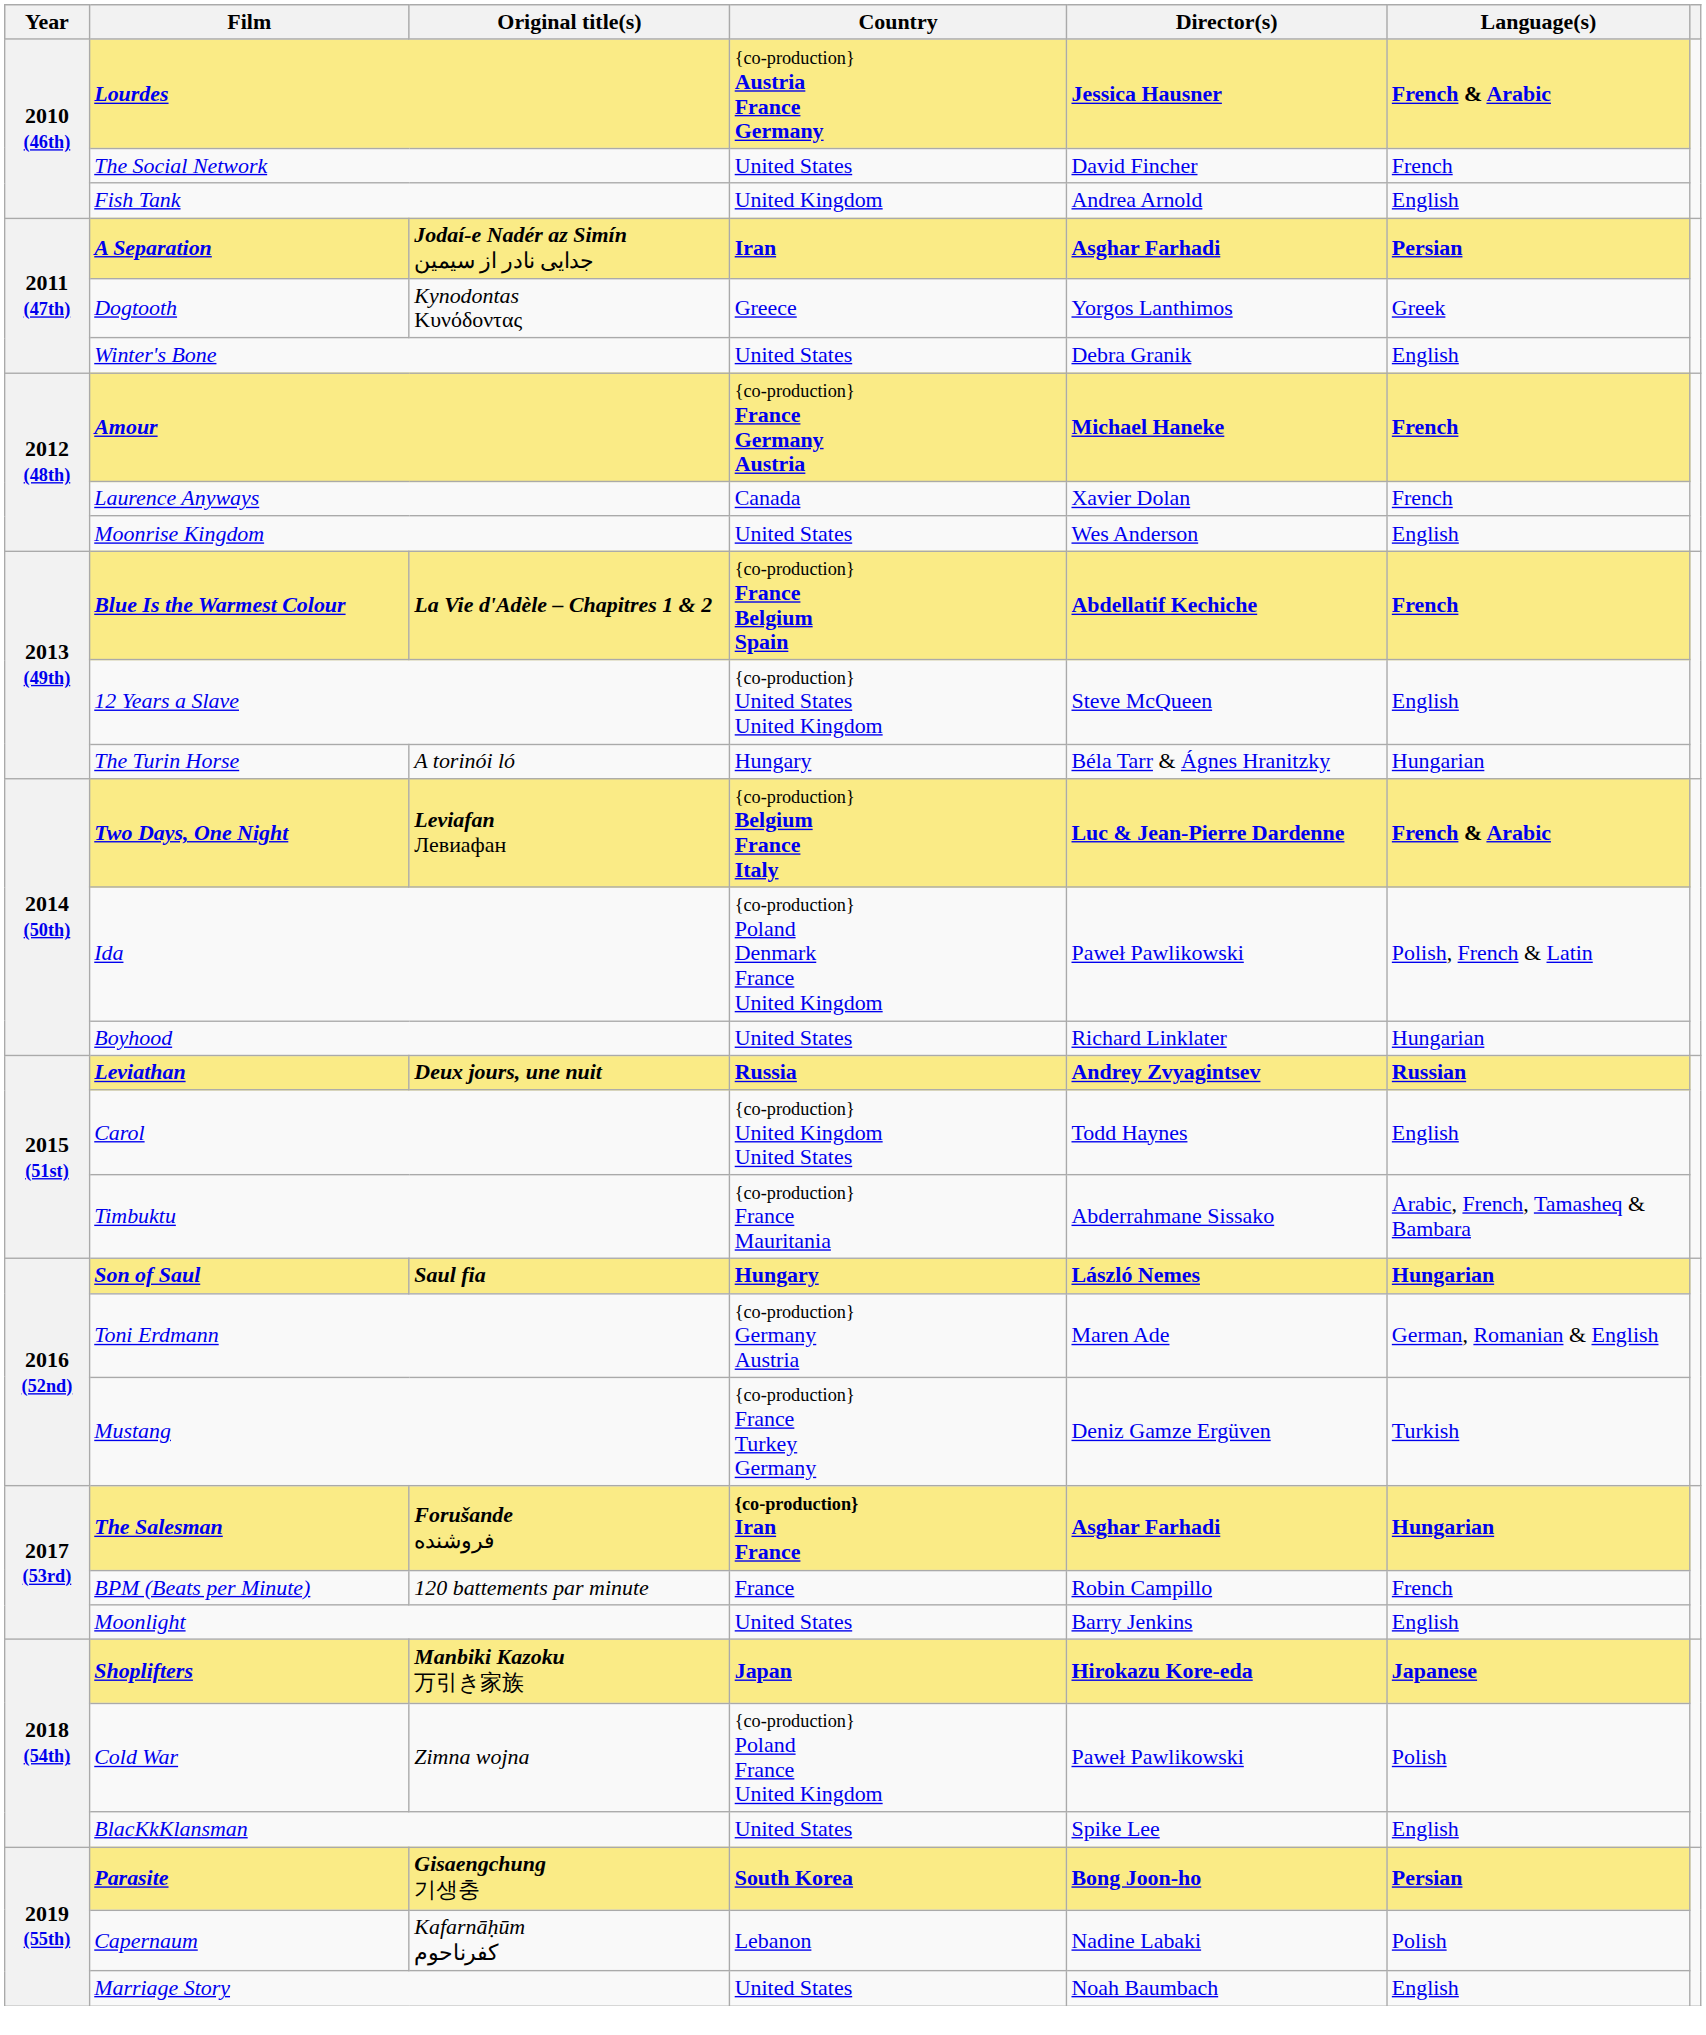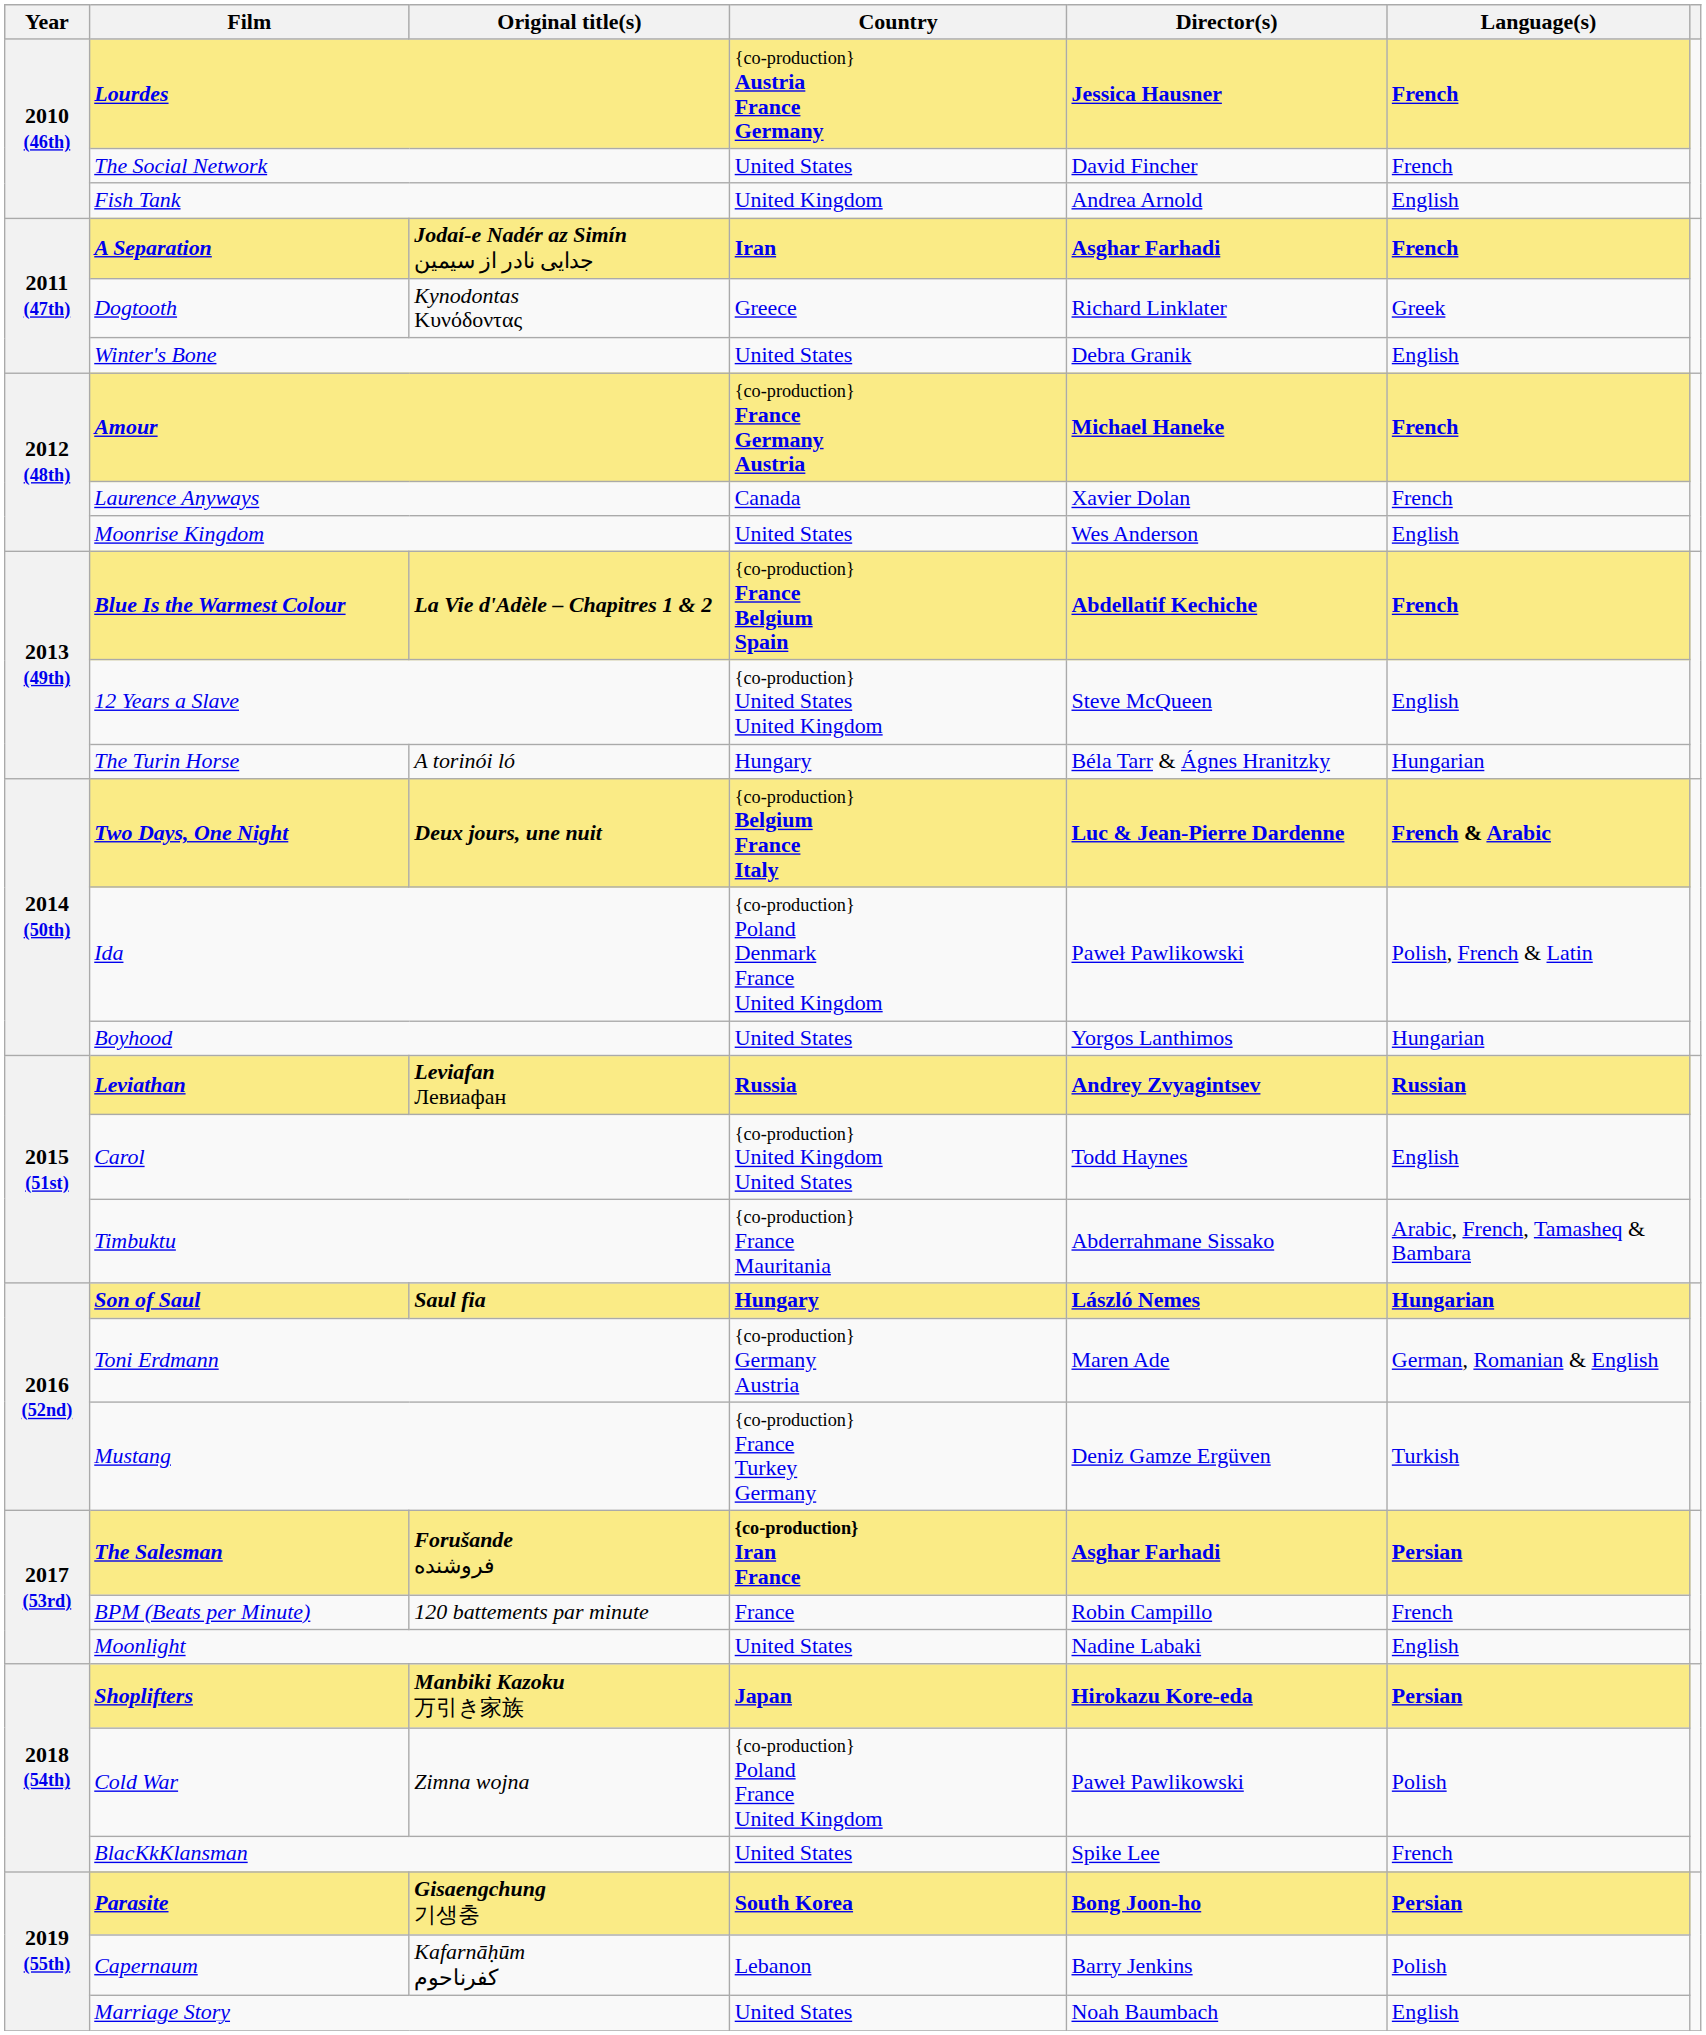(1471, 93) French & Arabic -> (1425, 93) French
(1427, 247) Persian -> (1425, 247) French
(1152, 308) Yorgos Lanthimos -> (1149, 308) Richard Linklater
(460, 832) Leviafan Левиафан -> (508, 832) Deux jours, une nuit
(1149, 1037) Richard Linklater -> (1152, 1037) Yorgos Lanthimos
(508, 1072) Deux jours, une nuit -> (460, 1085) Leviafan Левиафан
(1443, 1527) Hungarian -> (1427, 1552) Persian
(1132, 1622) Barry Jenkins -> (1136, 1646) Nadine Labaki
(1434, 1671) Japanese -> (1427, 1695) Persian
(1425, 1829) English -> (1422, 1853) French
(1136, 1940) Nadine Labaki -> (1132, 1965) Barry Jenkins
